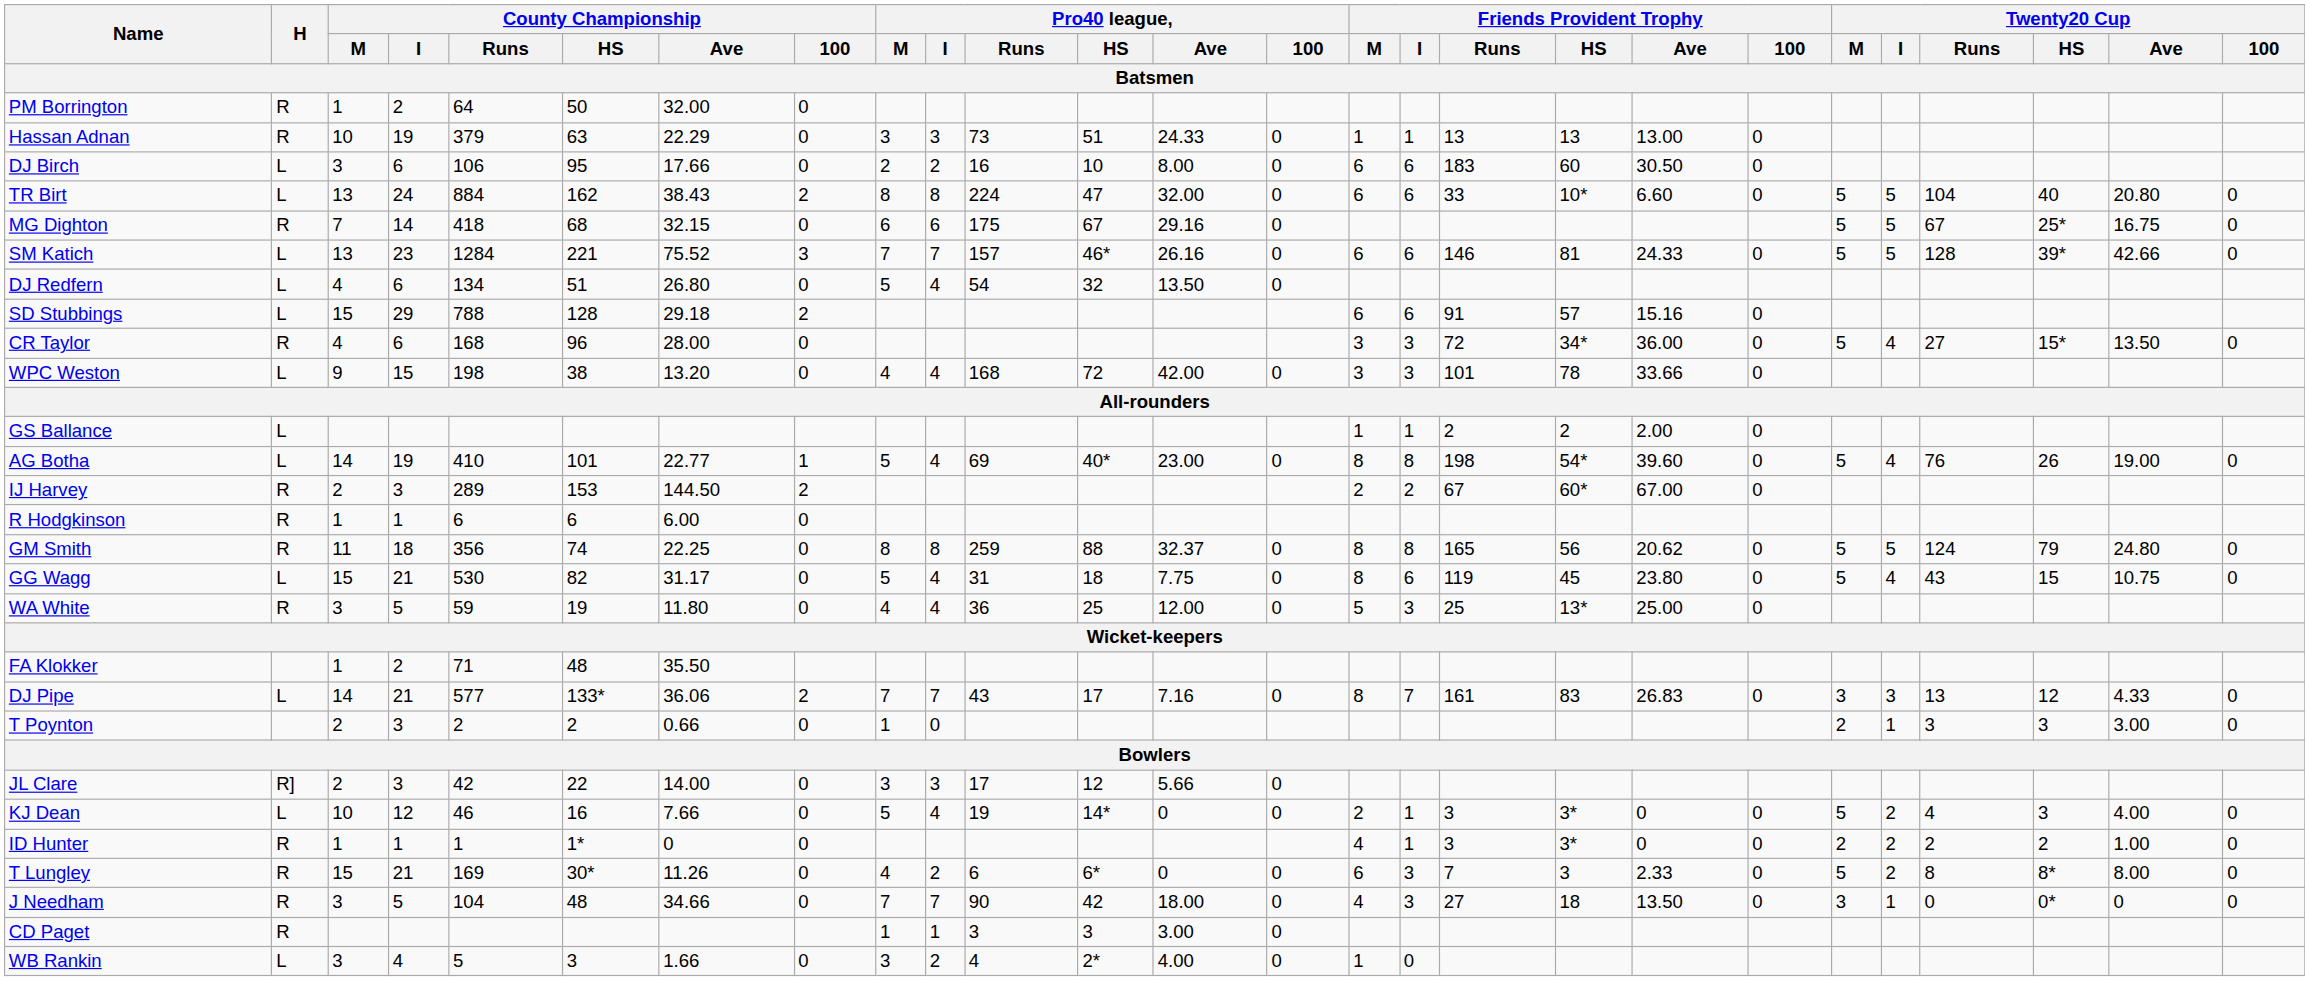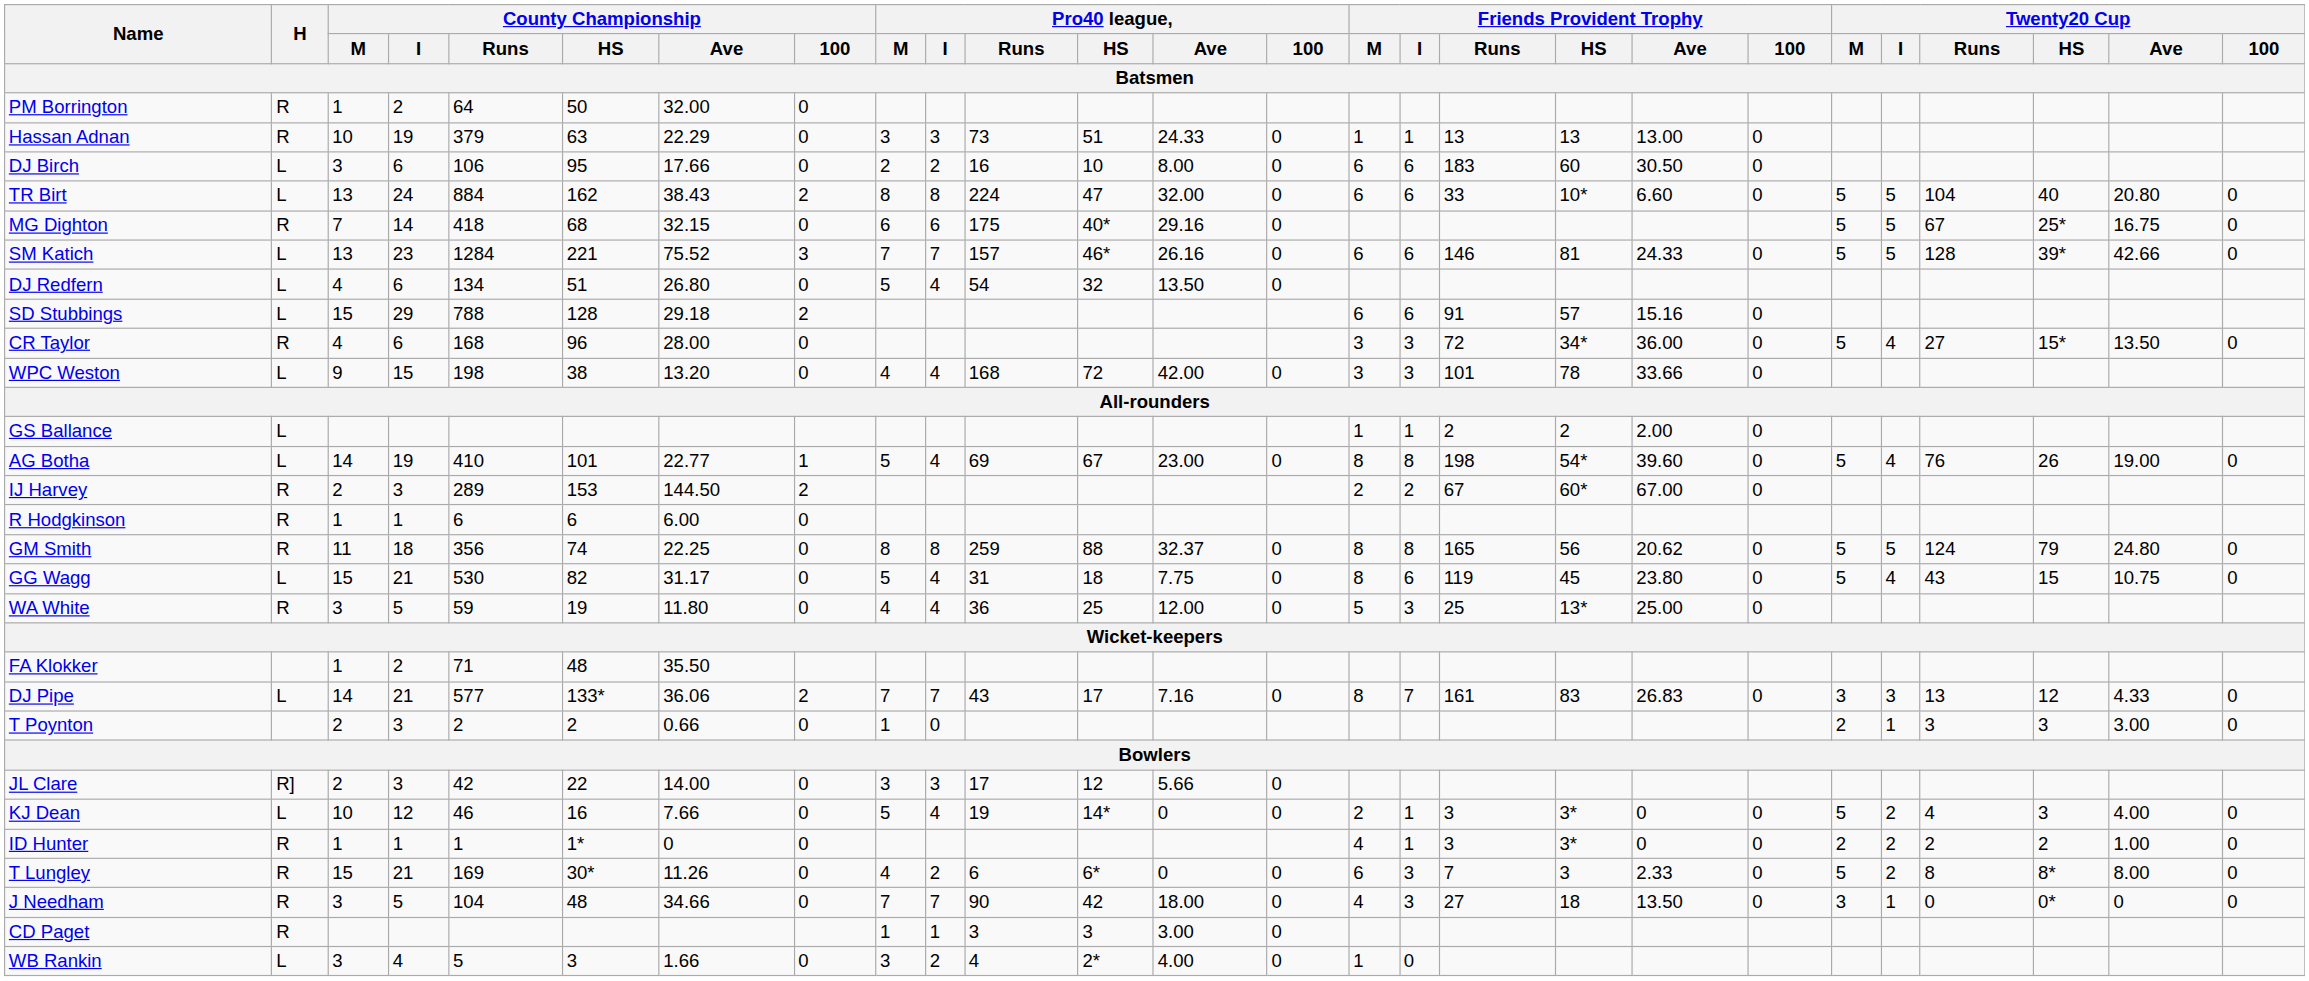(1093, 225) 67 -> (1096, 225) 40*
(1096, 460) 40* -> (1093, 460) 67
